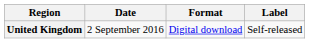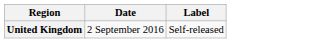- column: (206, 12)
